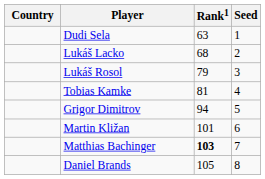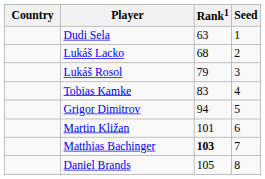(203, 91) 81 -> (203, 91) 83
